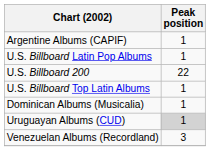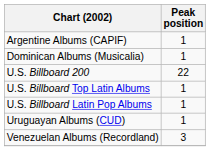rows swapped: (75, 105) <-> (79, 56)
(183, 121) lightgrey background -> (183, 121) no background
